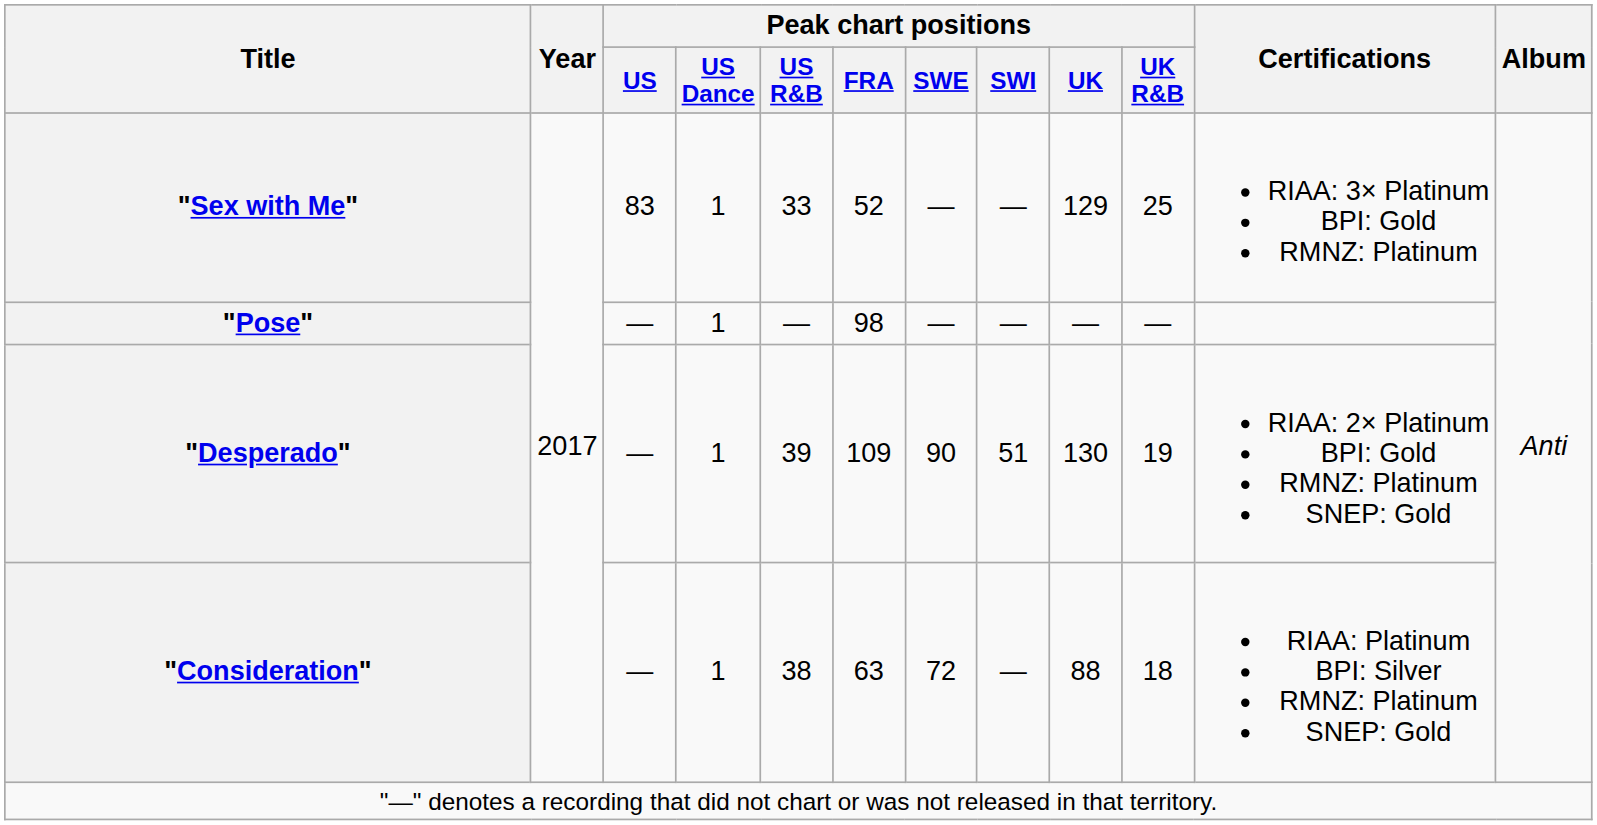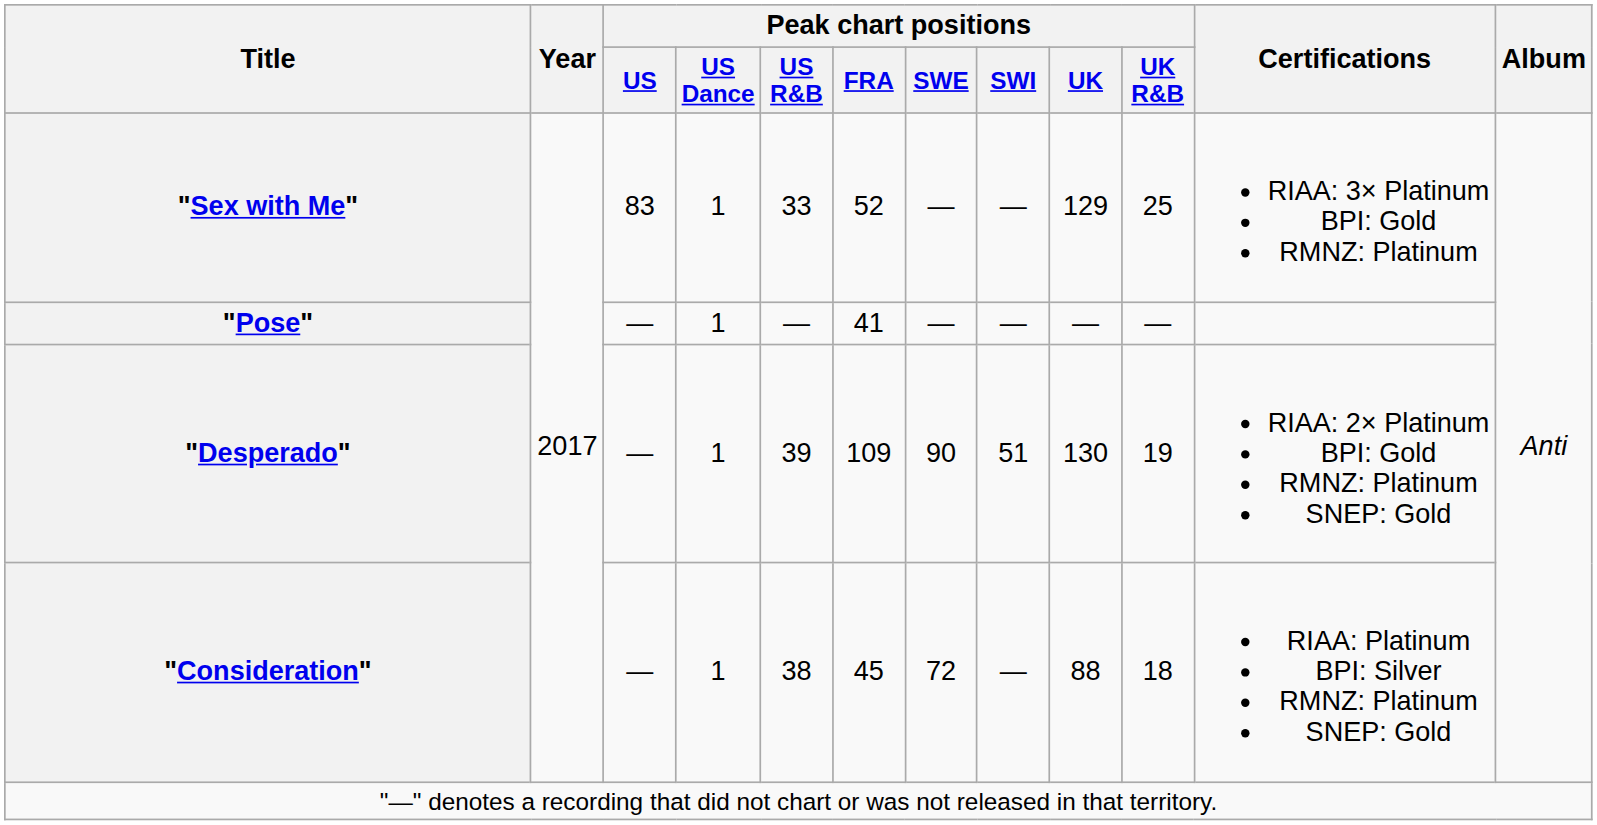(869, 322) 98 -> (869, 322) 41
(869, 671) 63 -> (869, 671) 45
